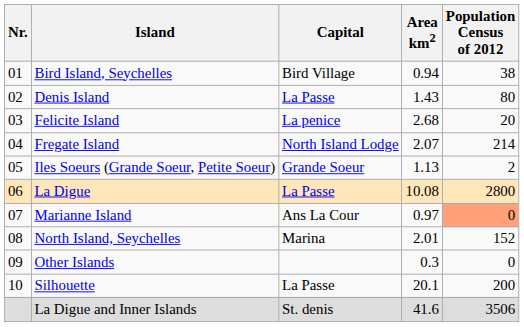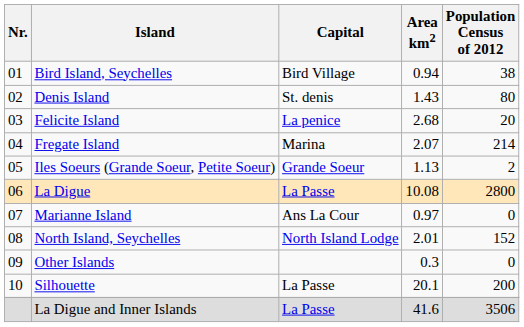(308, 96) La Passe -> (308, 96) St. denis
(340, 144) North Island Lodge -> (304, 144) Marina
(512, 214) lightsalmon background -> (512, 214) no background
(304, 238) Marina -> (340, 238) North Island Lodge
(308, 309) St. denis -> (308, 309) La Passe
